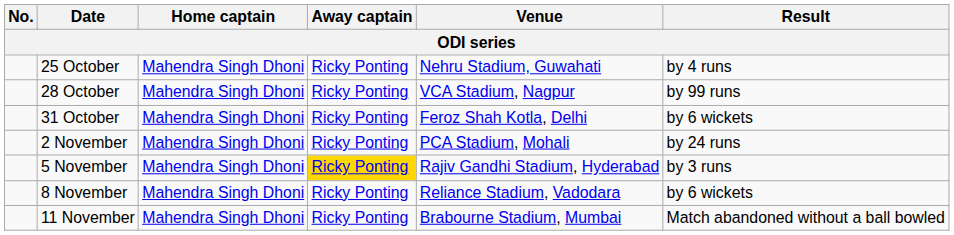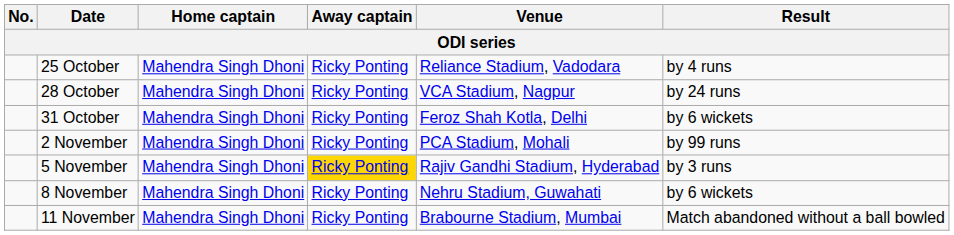(510, 67) Nehru Stadium, Guwahati -> (520, 67) Reliance Stadium, Vadodara
(704, 92) by 99 runs -> (704, 92) by 24 runs
(704, 142) by 24 runs -> (704, 142) by 99 runs
(520, 192) Reliance Stadium, Vadodara -> (510, 192) Nehru Stadium, Guwahati
